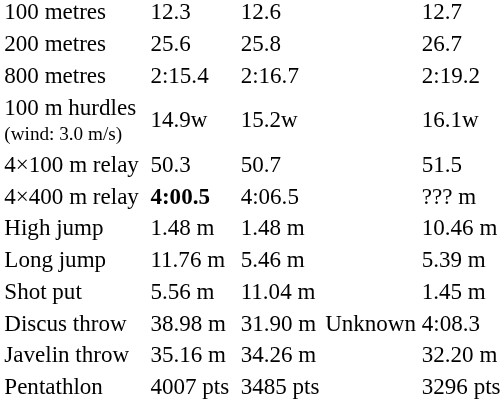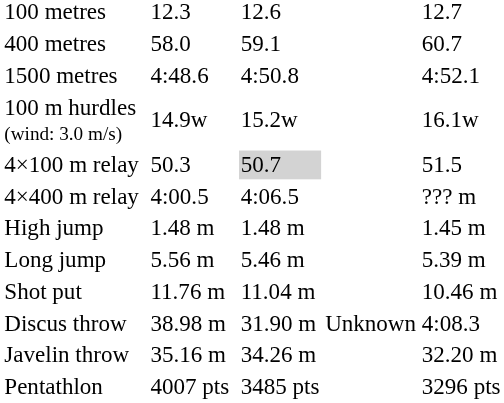- row: (55, 43)
+ row: (55, 43)
- row: (55, 75)
+ row: (61, 75)
(261, 164) no background -> (261, 164) lightgrey background
(180, 196) bold -> (180, 196) normal
(460, 228) 10.46 m -> (454, 228) 1.45 m
(188, 259) 11.76 m -> (182, 259) 5.56 m
(182, 291) 5.56 m -> (188, 291) 11.76 m
(454, 291) 1.45 m -> (460, 291) 10.46 m
